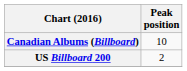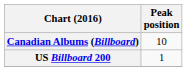(162, 58) 2 -> (162, 58) 1
